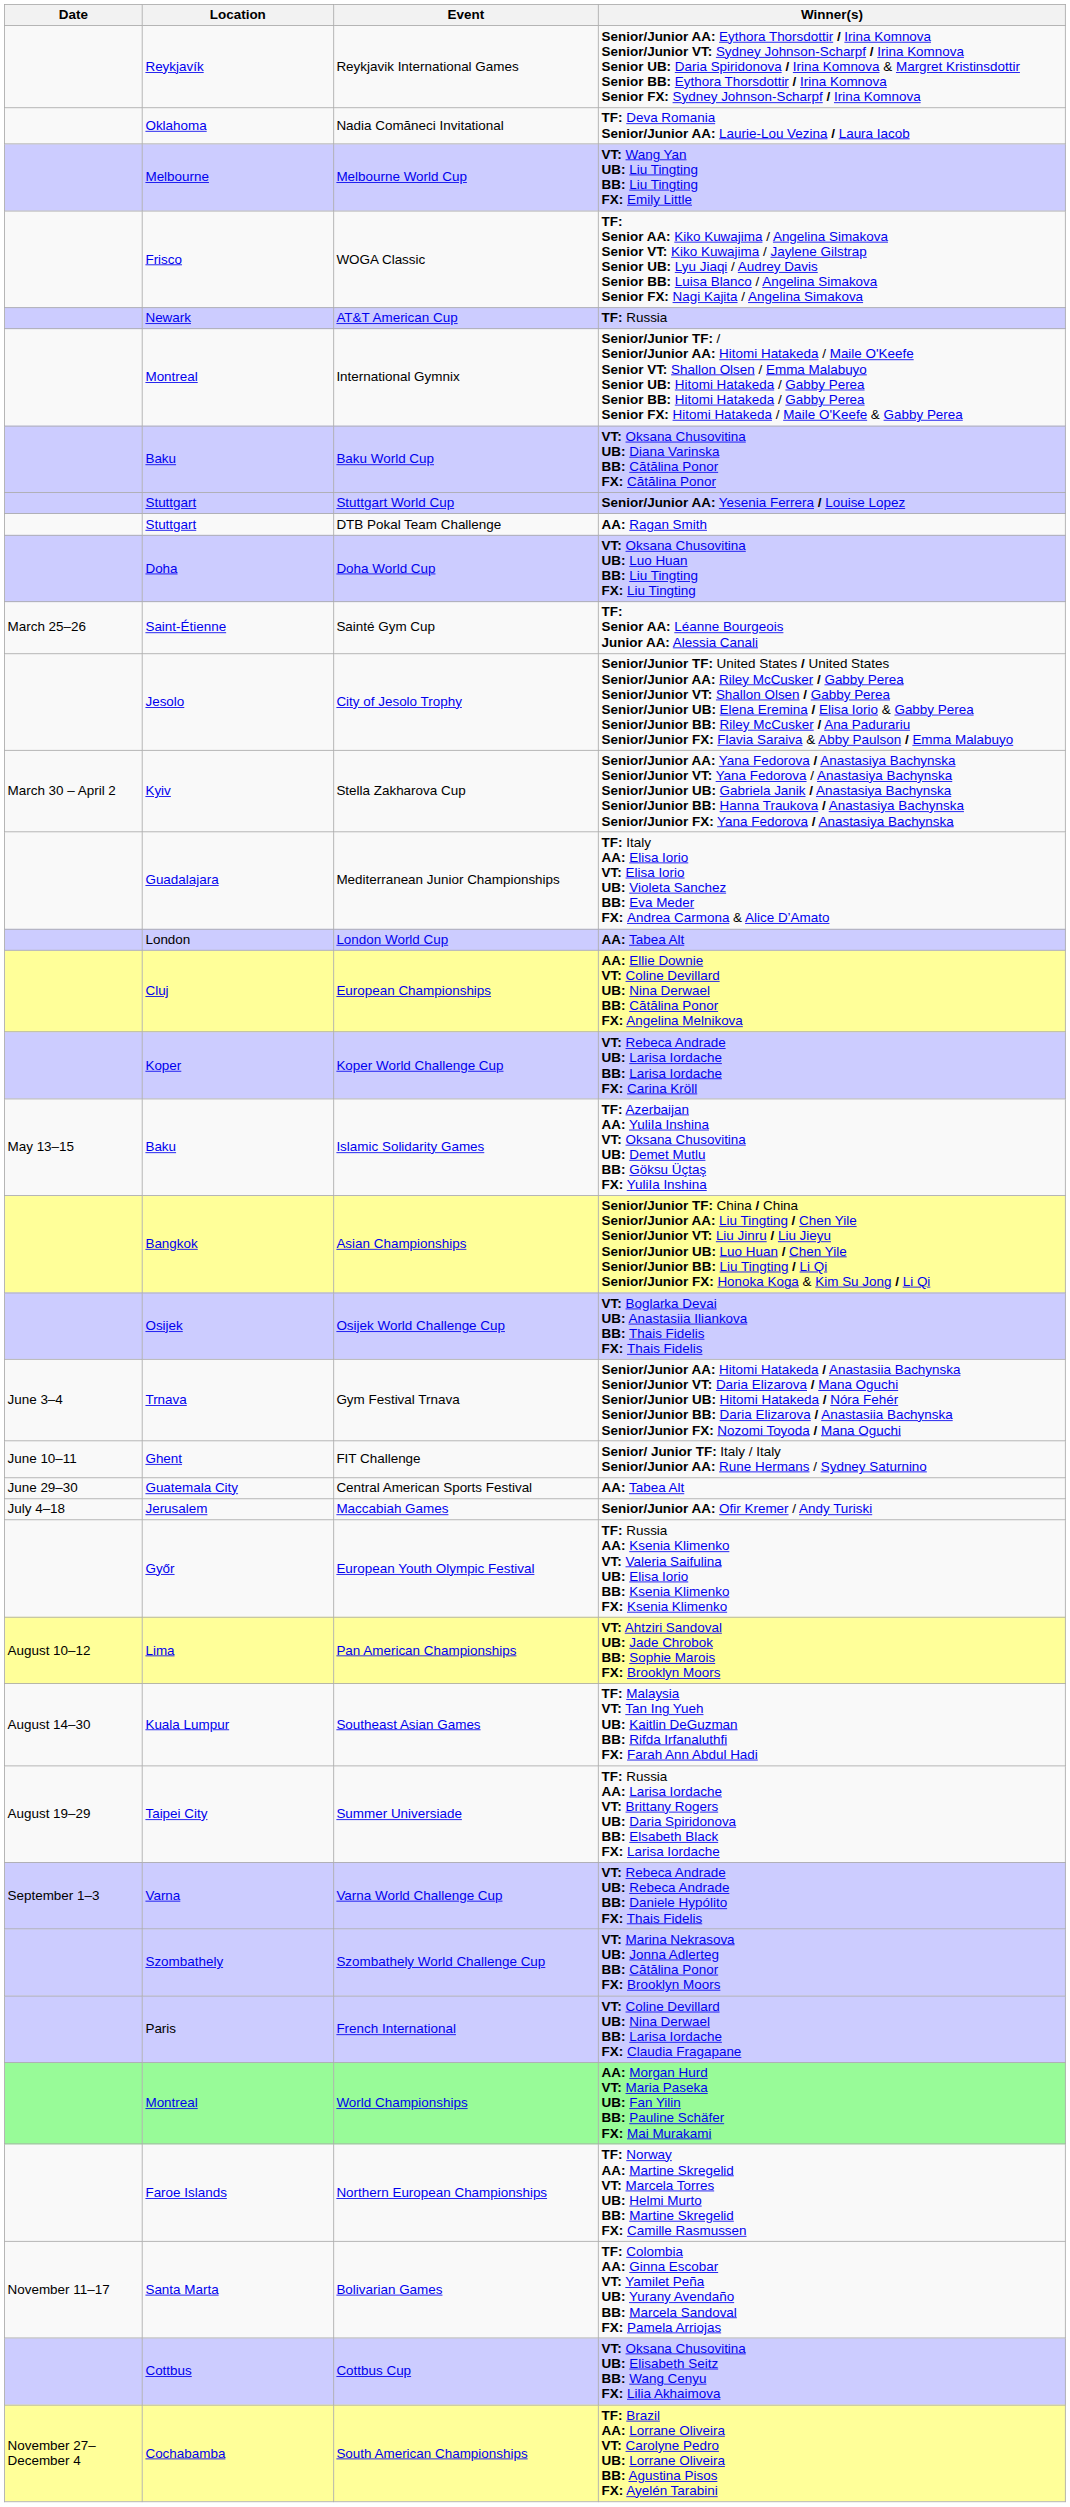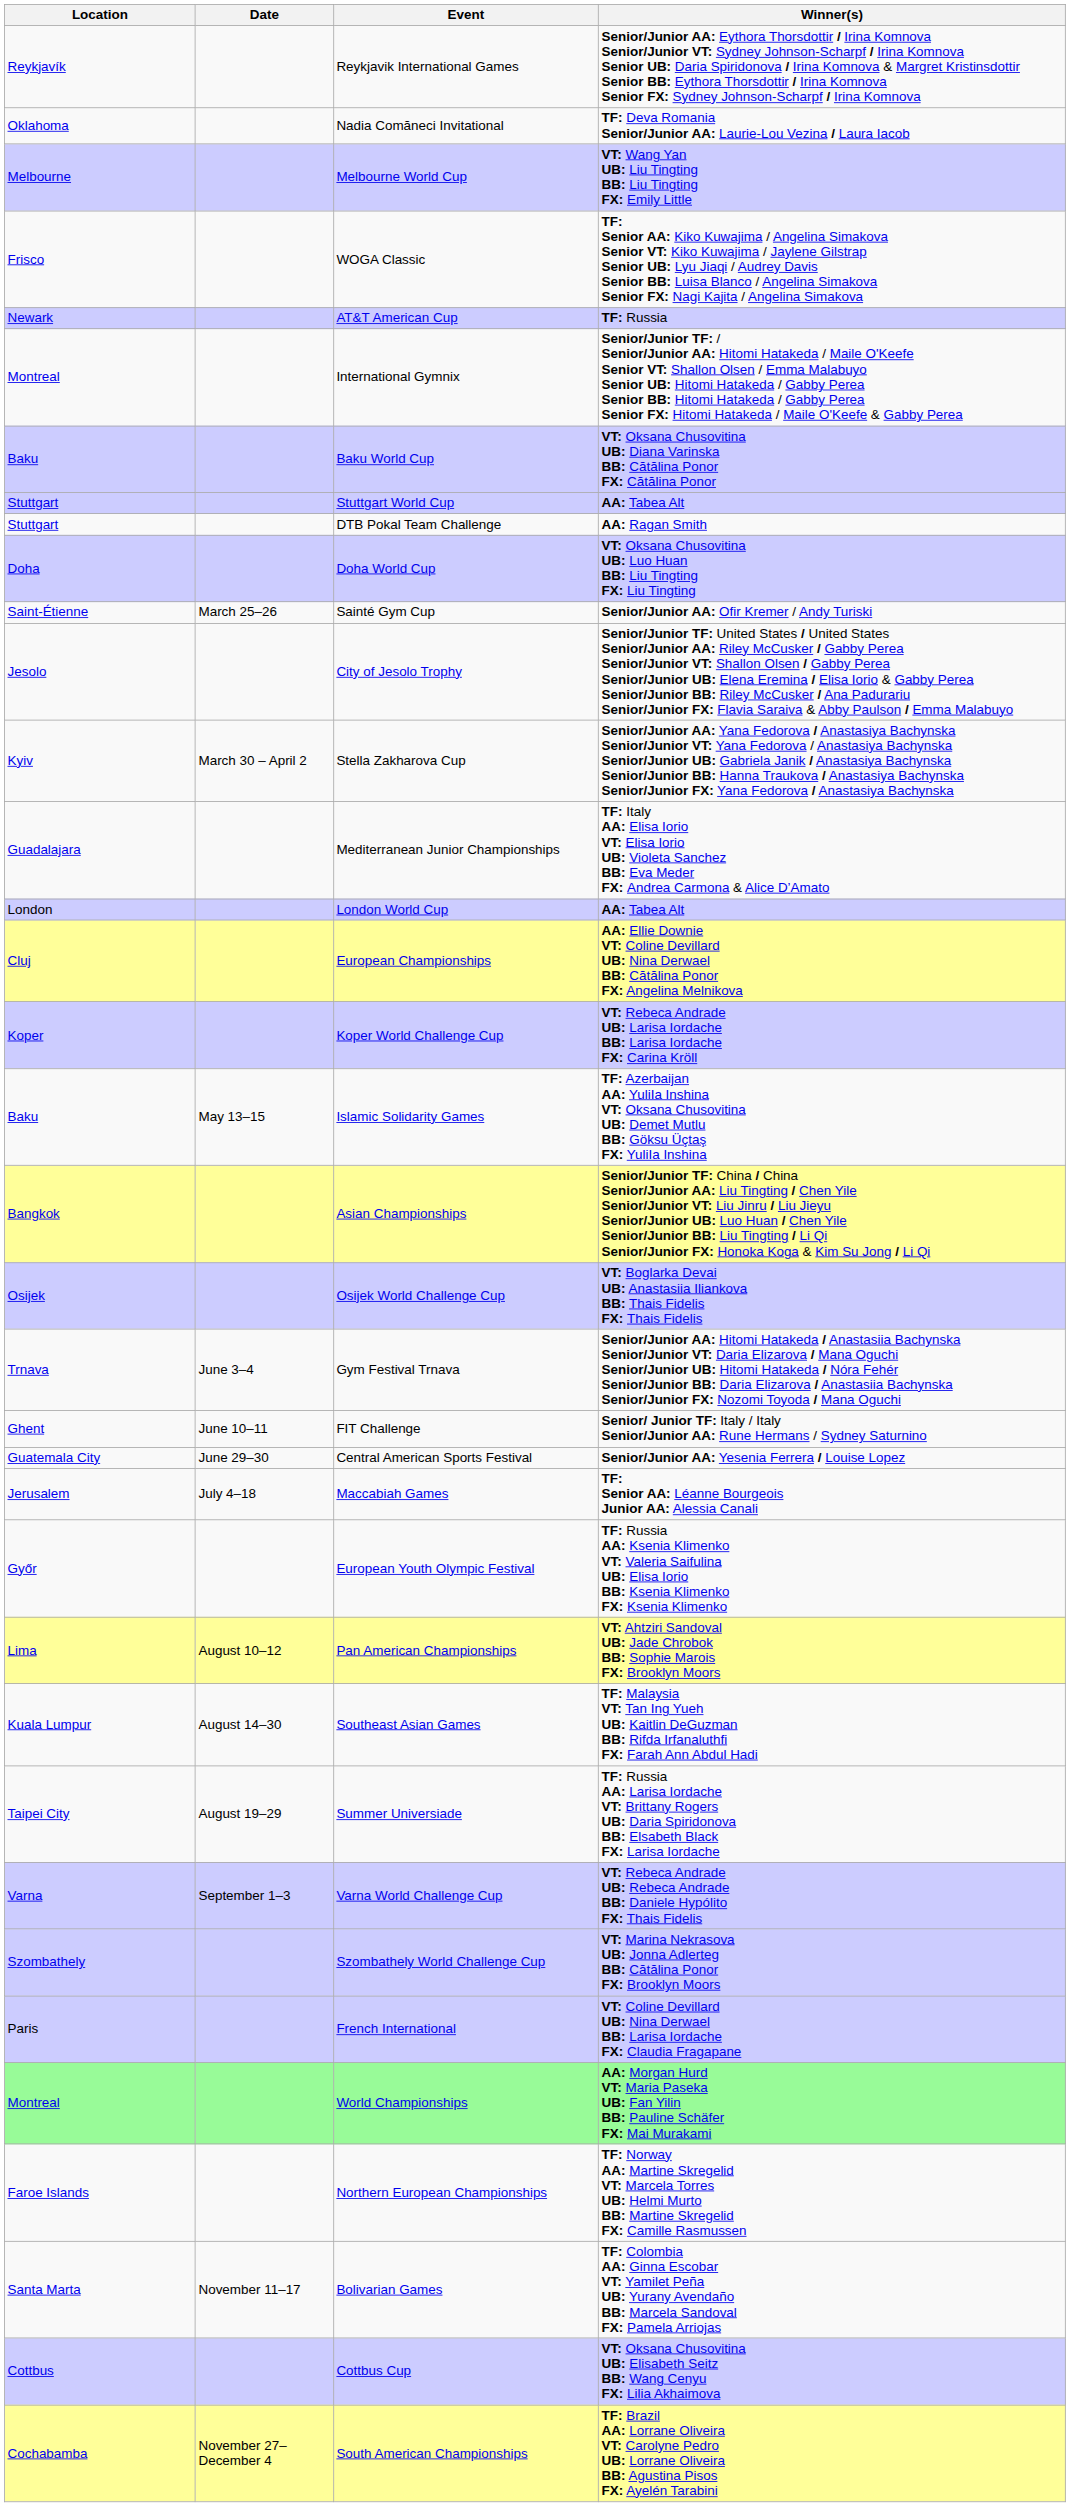columns swapped: (73, 15) <-> (238, 15)
(753, 503) Senior/Junior AA: Yesenia Ferrera / Louise Lopez -> (643, 503) AA: Tabea Alt
(693, 627) TF: Senior AA: Léanne Bourgeois Junior AA: Alessia Canali -> (737, 612) Senior/Junior AA: Ofir Kremer / Andy Turiski
(643, 1488) AA: Tabea Alt -> (753, 1457) Senior/Junior AA: Yesenia Ferrera / Louise Lopez
(737, 1509) Senior/Junior AA: Ofir Kremer / Andy Turiski -> (693, 1494) TF: Senior AA: Léanne Bourgeois Junior AA: Alessia Canali
